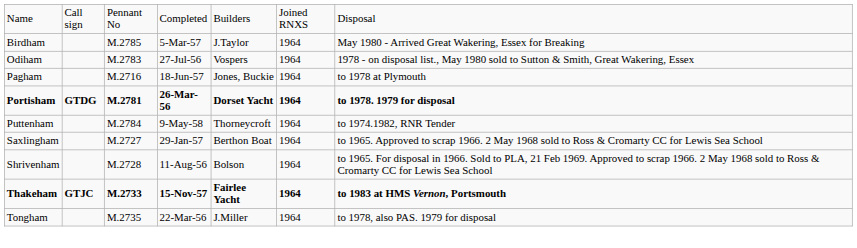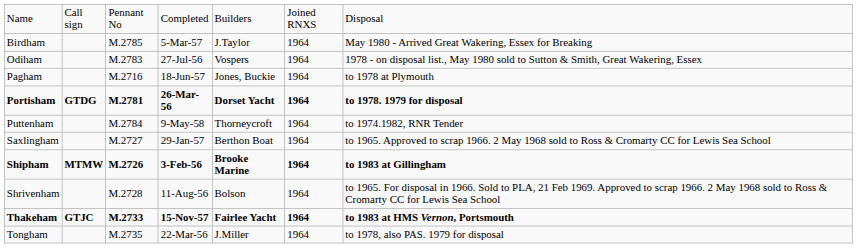+ row: (28, 164)
